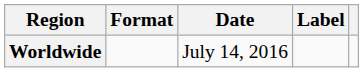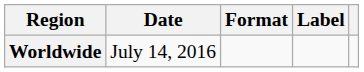columns swapped: (235, 19) <-> (142, 19)
